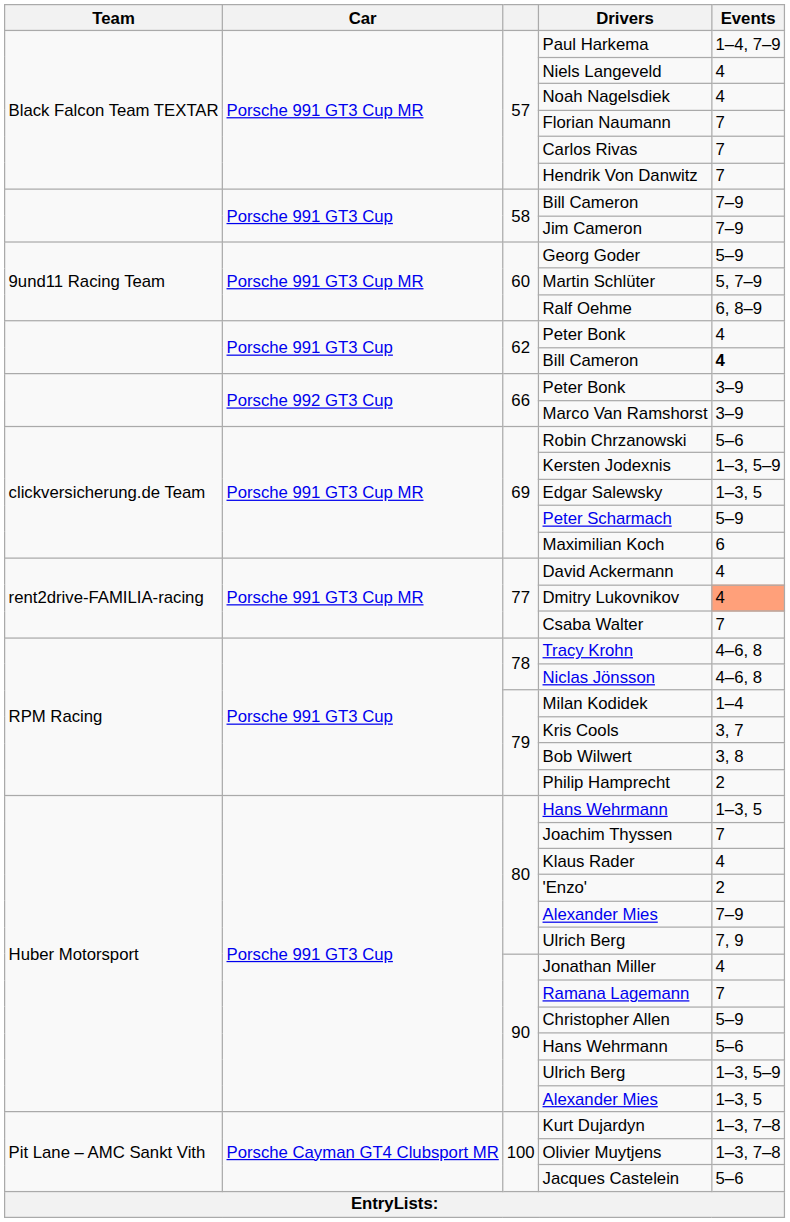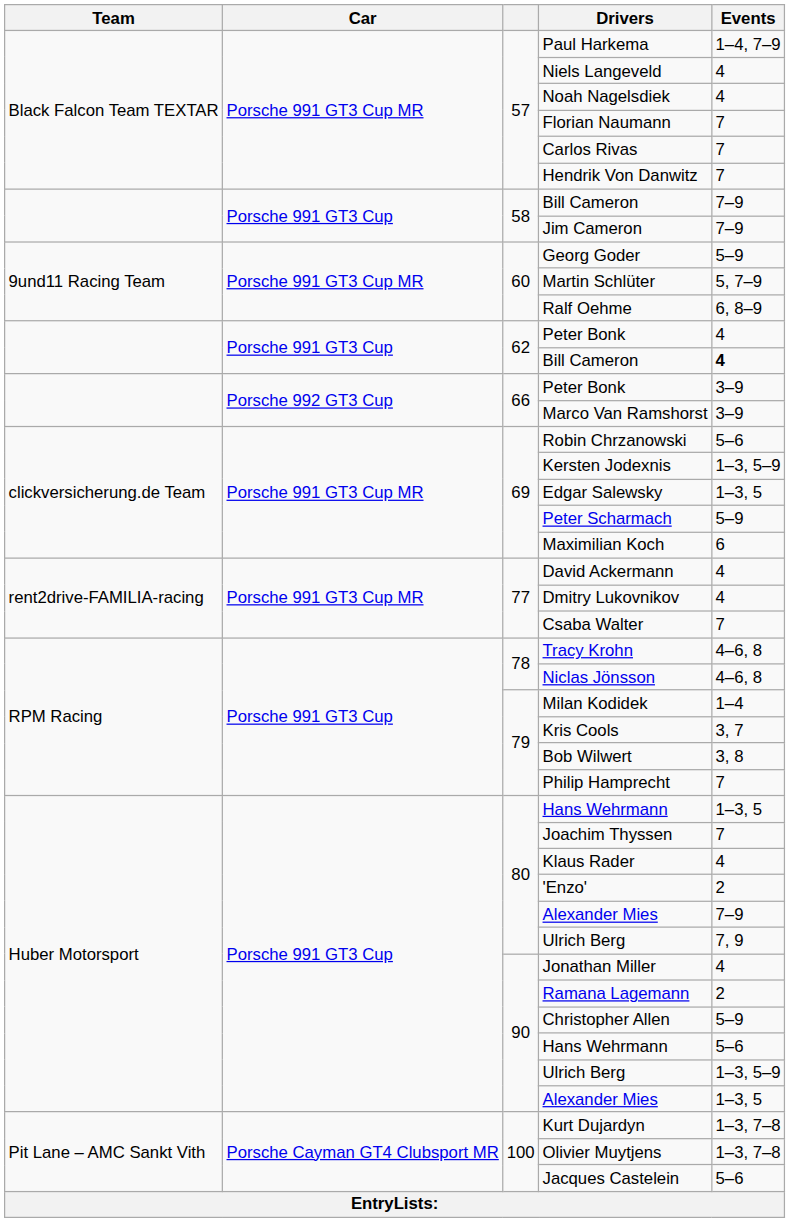(720, 597) lightsalmon background -> (720, 597) no background
(720, 782) 2 -> (720, 782) 7
(720, 993) 7 -> (720, 993) 2
